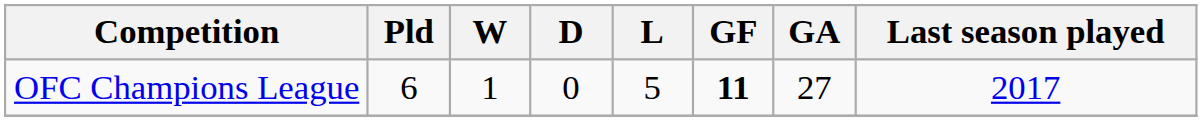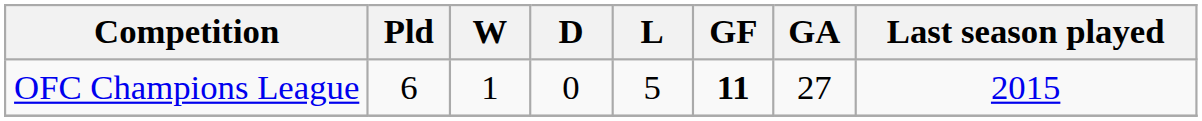(1026, 87) 2017 -> (1026, 87) 2015
